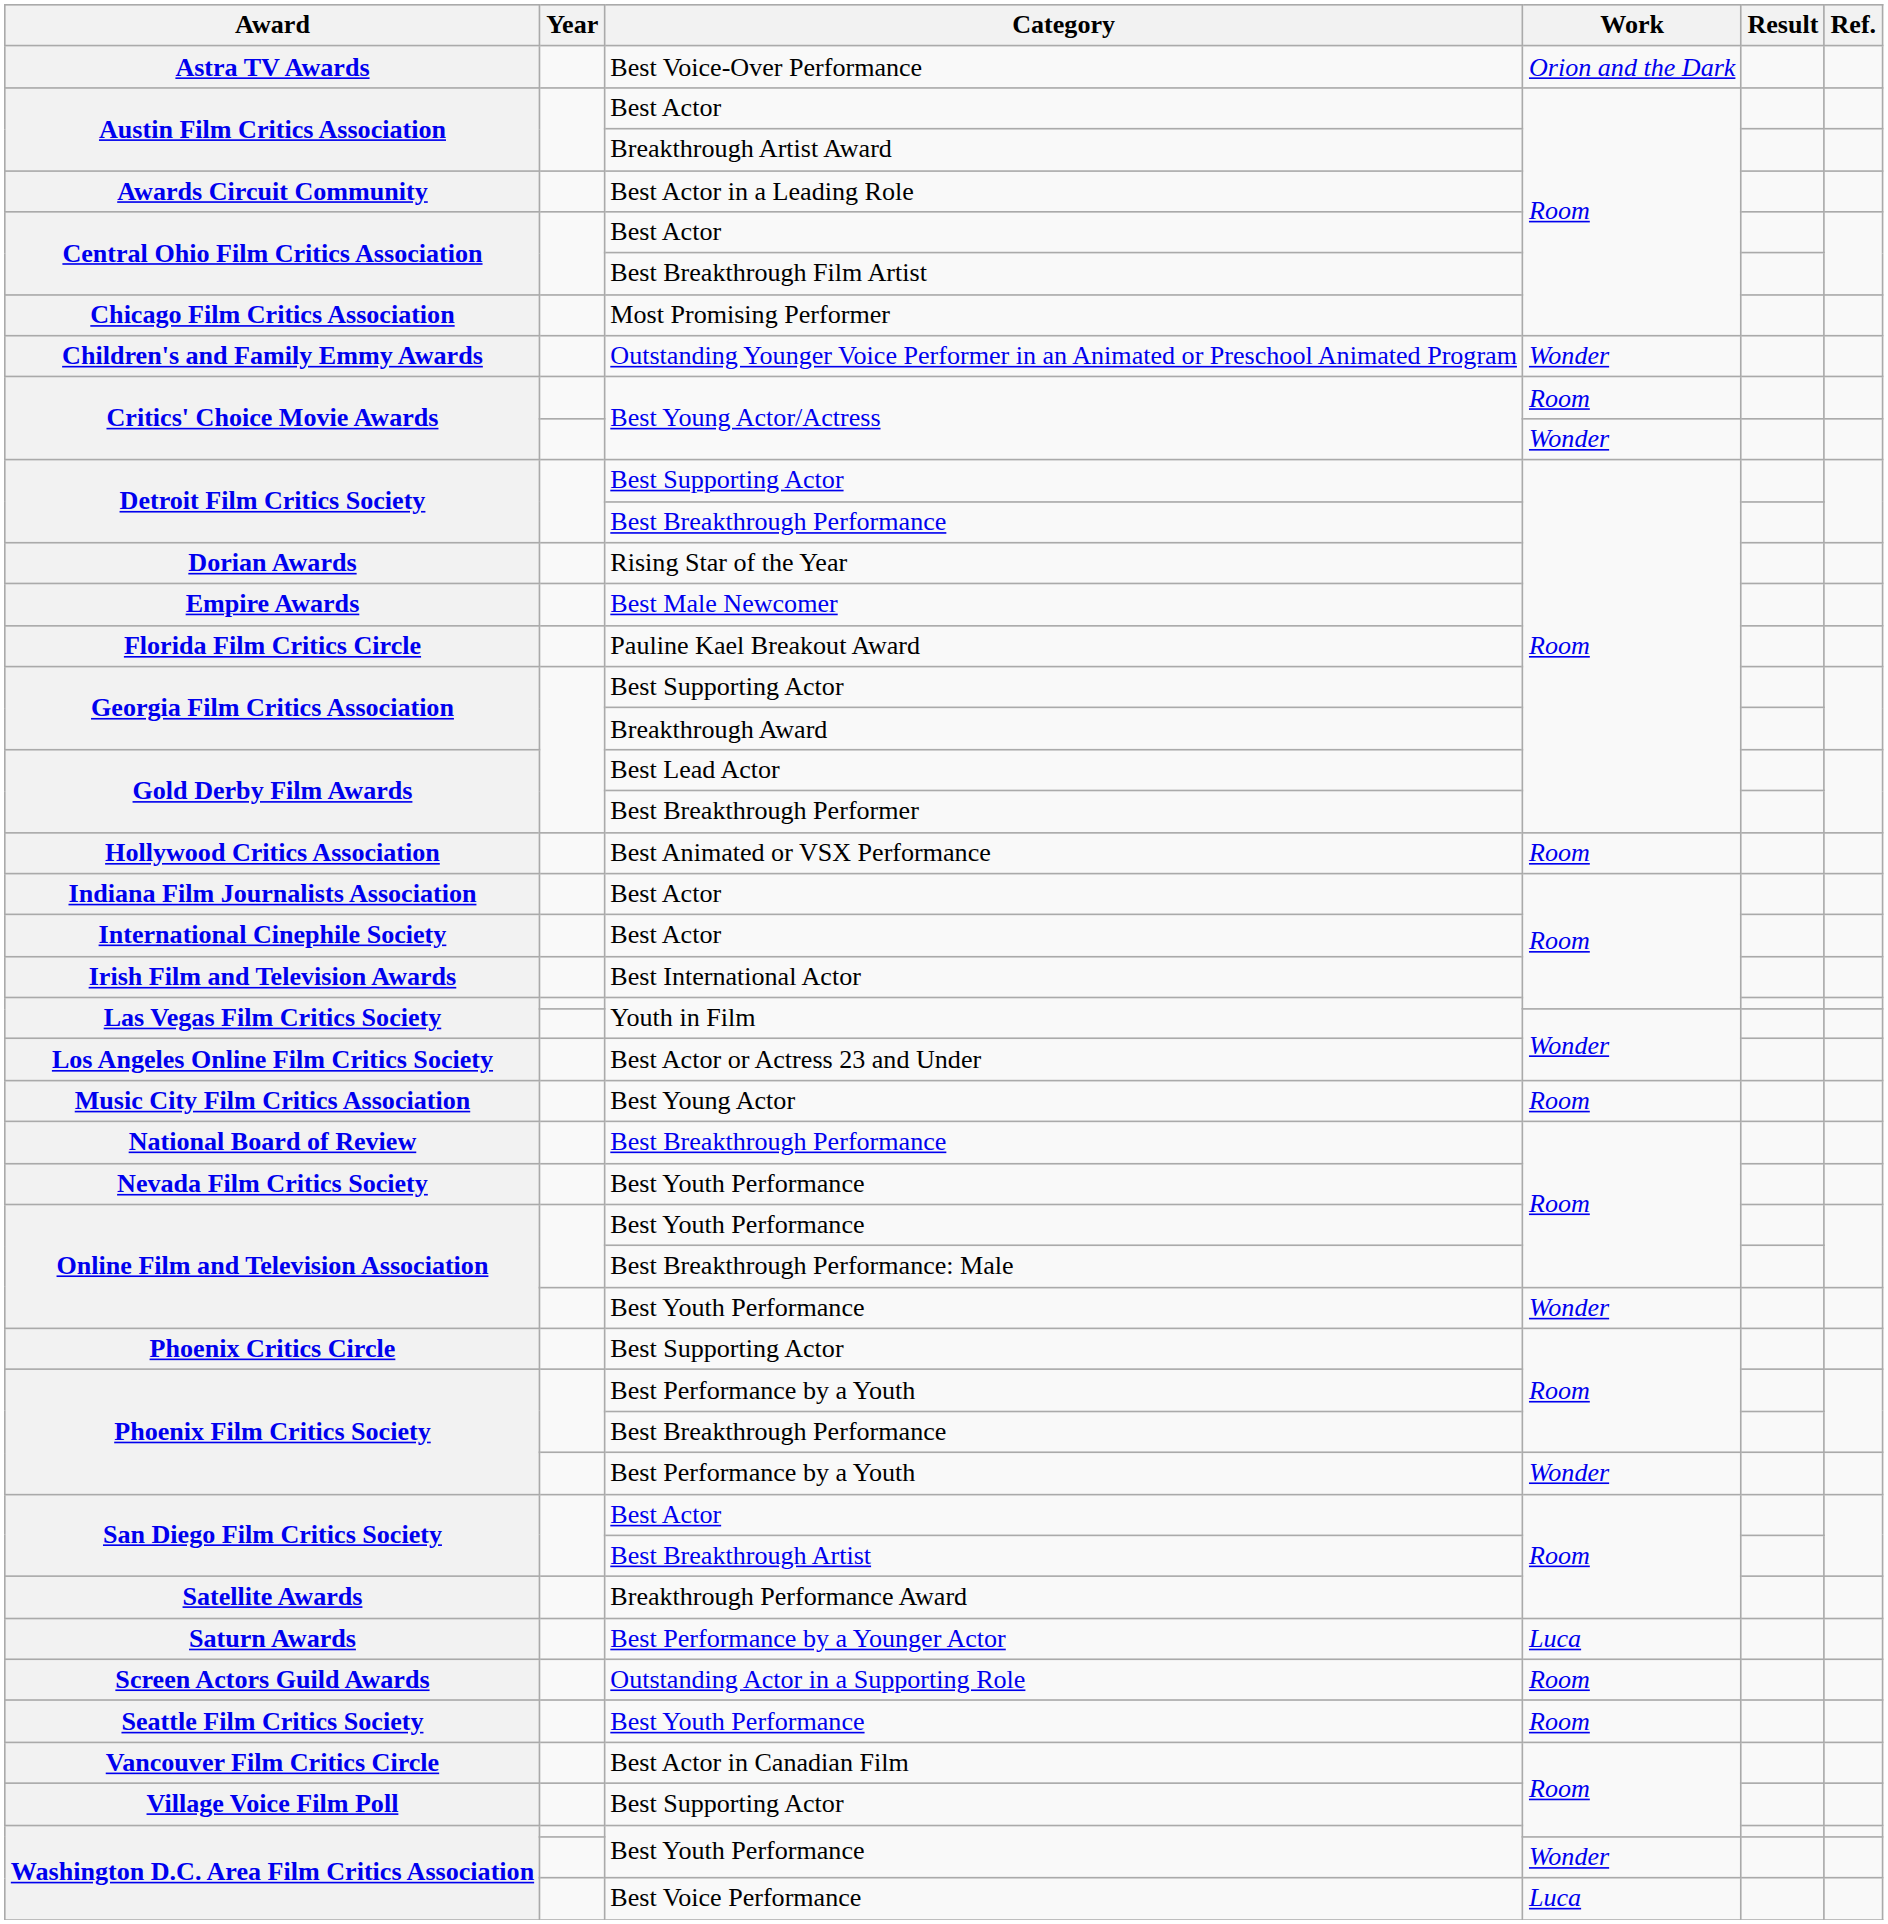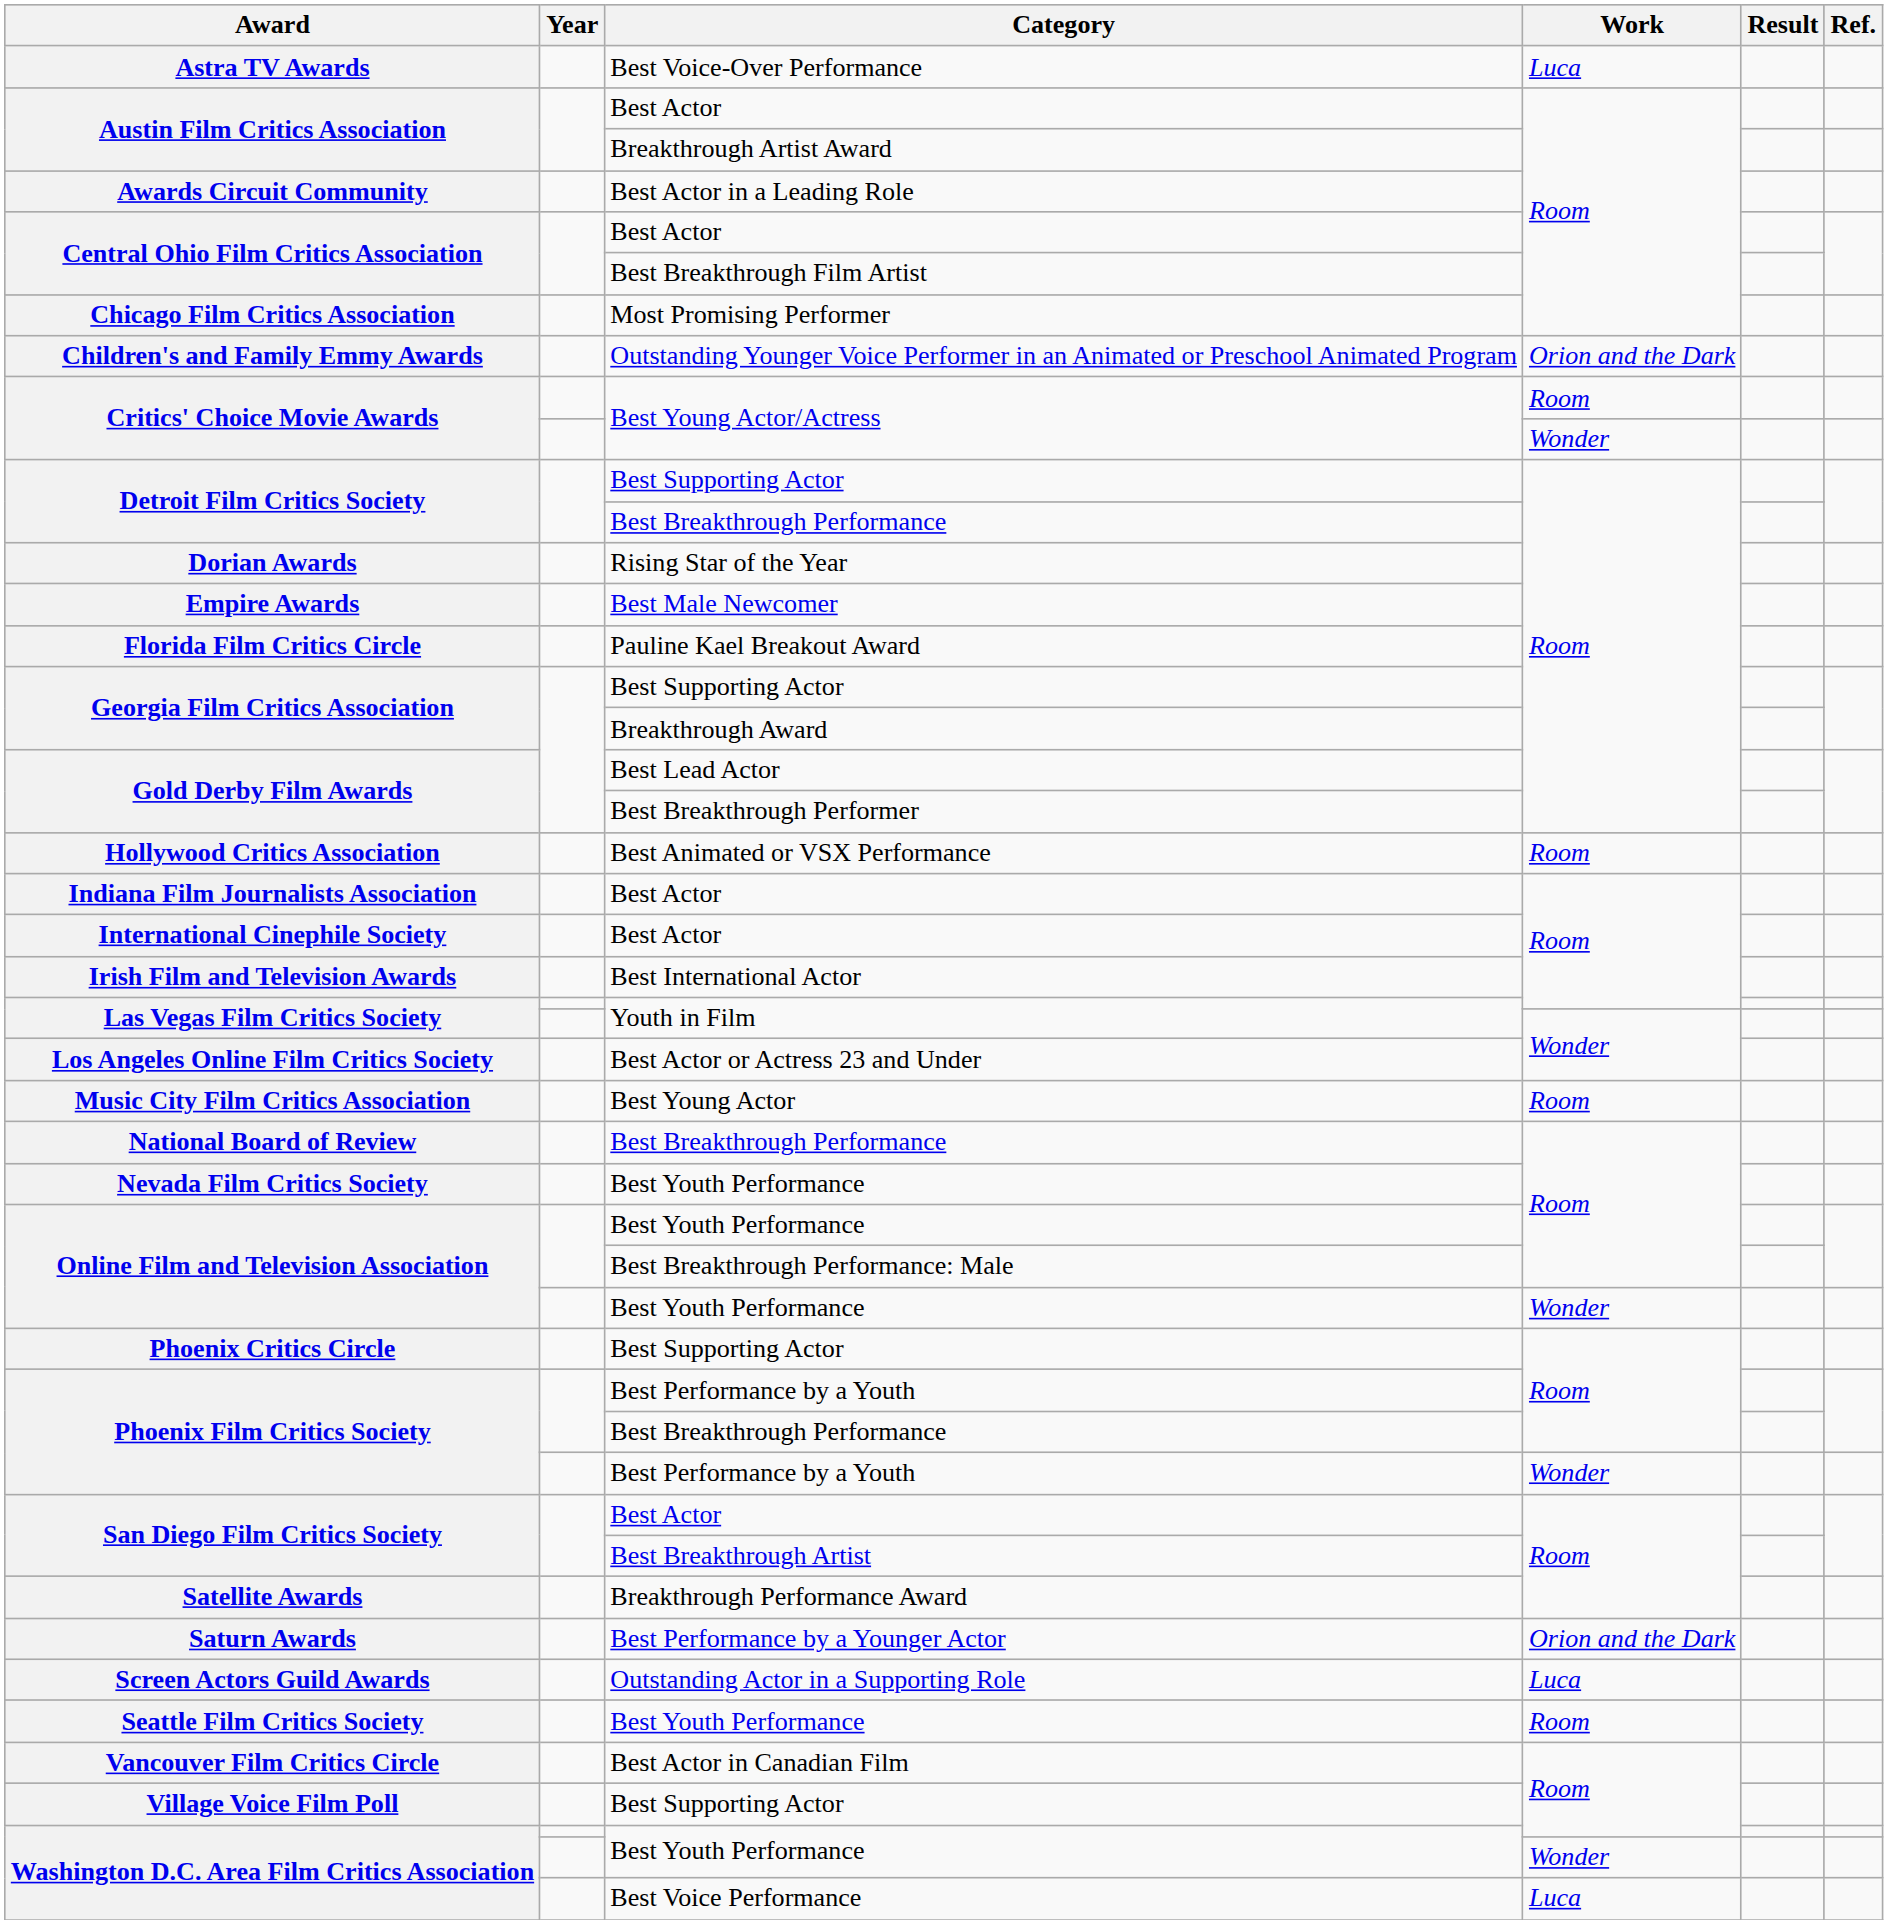(1632, 66) Orion and the Dark -> (1555, 66) Luca
(1569, 356) Wonder -> (1632, 356) Orion and the Dark
(1555, 1638) Luca -> (1632, 1638) Orion and the Dark
(1559, 1679) Room -> (1555, 1679) Luca
